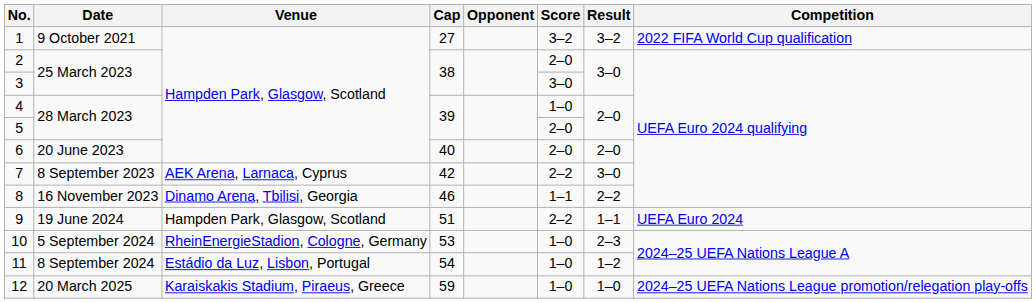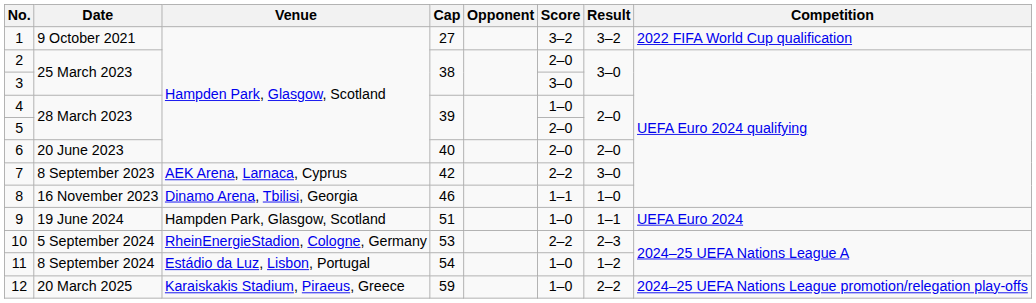(609, 196) 2–2 -> (609, 196) 1–0
(561, 219) 2–2 -> (561, 219) 1–0
(561, 241) 1–0 -> (561, 241) 2–2
(609, 286) 1–0 -> (609, 286) 2–2
